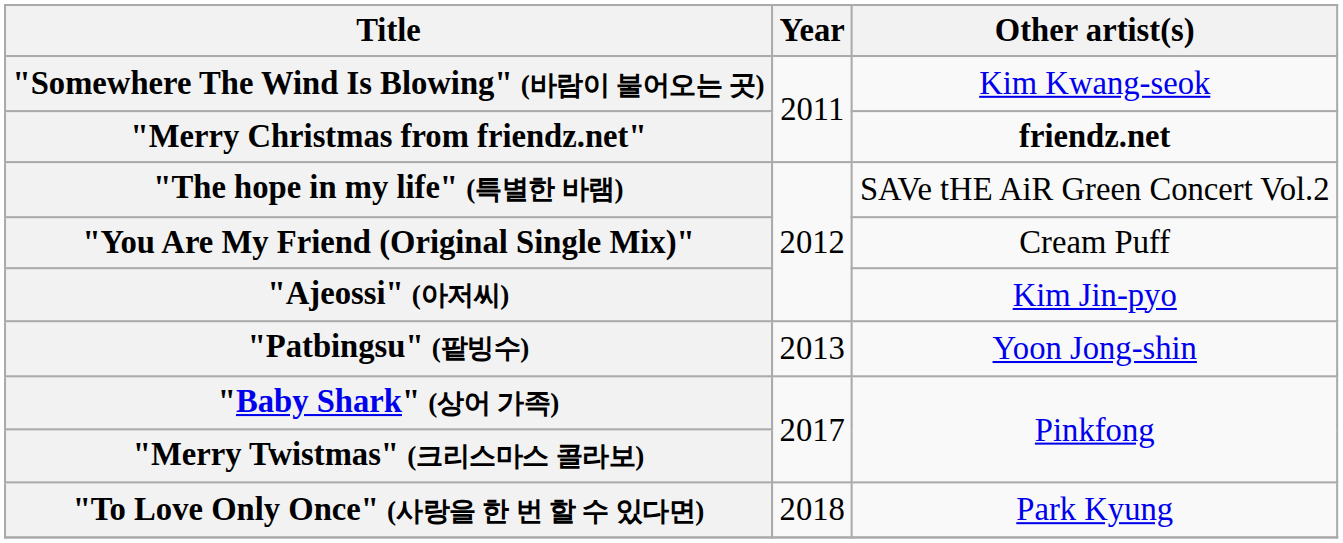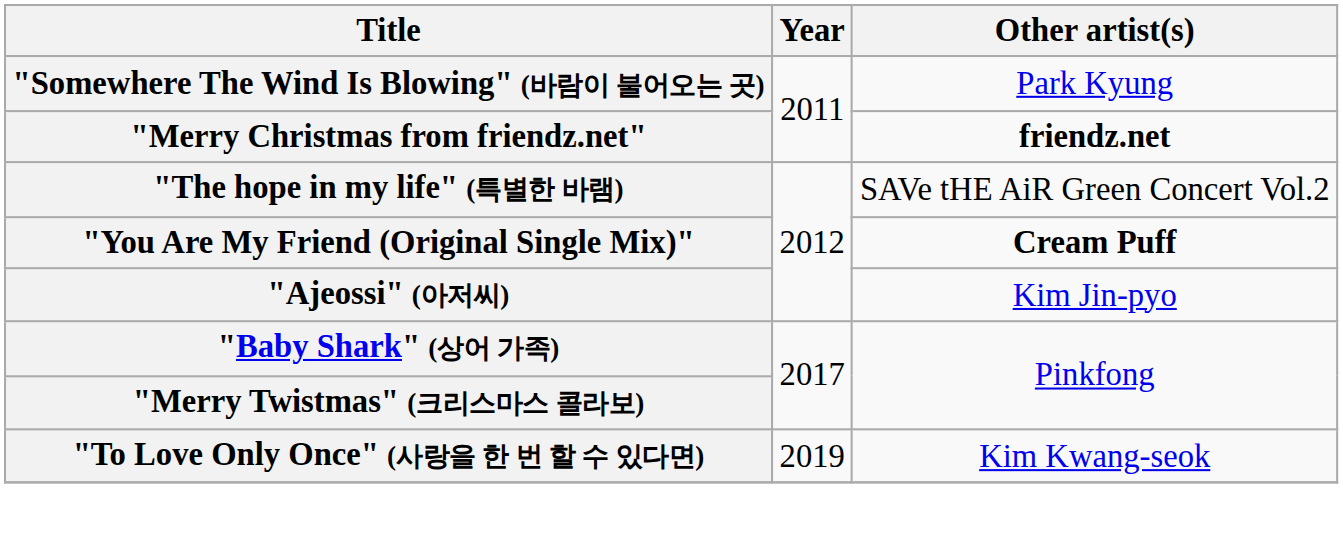(1095, 83) Kim Kwang-seok -> (1095, 83) Park Kyung
(1095, 241) normal -> (1095, 241) bold
- row: (389, 347)
(812, 509) 2018 -> (812, 455) 2019
(1095, 509) Park Kyung -> (1095, 455) Kim Kwang-seok
